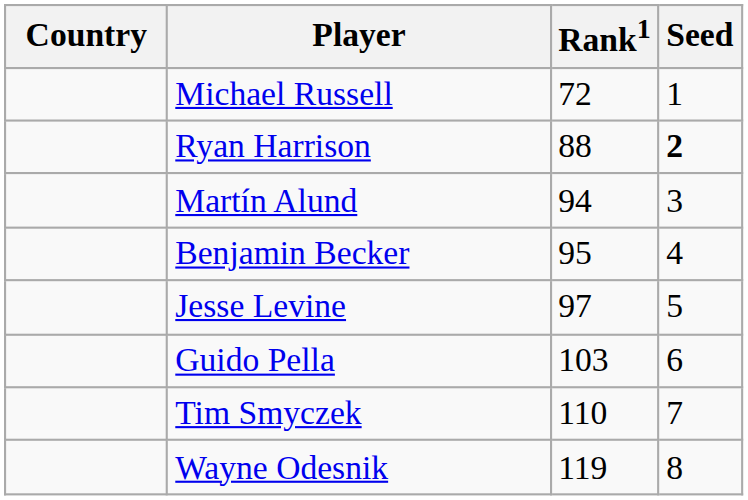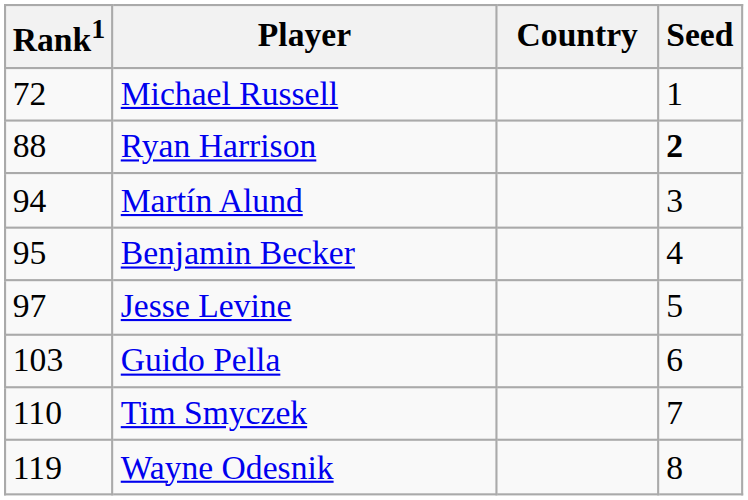columns swapped: (86, 35) <-> (605, 35)
